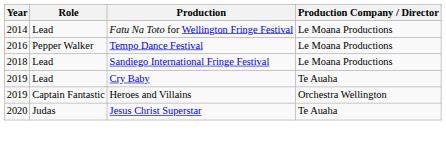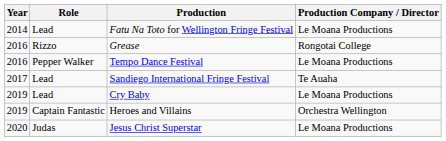+ row: (124, 45)
(17, 62) 2018 -> (17, 78) 2017
(345, 62) Le Moana Productions -> (318, 78) Te Auaha
(318, 78) Te Auaha -> (345, 95) Le Moana Productions
(318, 111) Te Auaha -> (345, 128) Le Moana Productions
